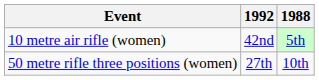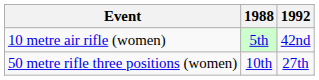columns swapped: (296, 16) <-> (259, 16)
